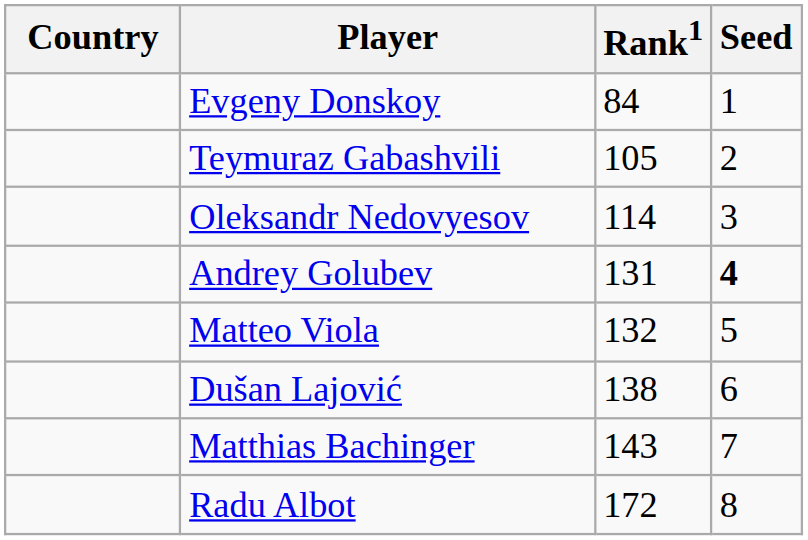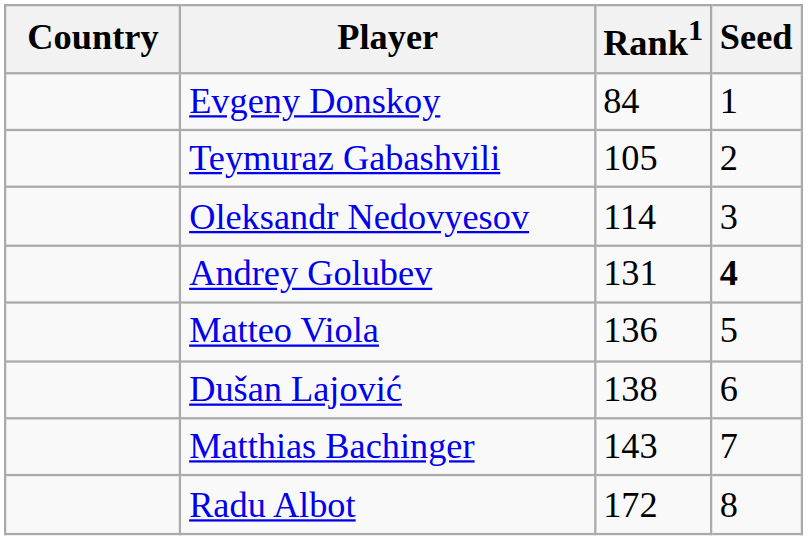(630, 331) 132 -> (630, 331) 136
